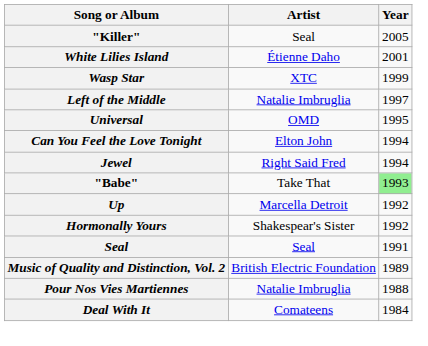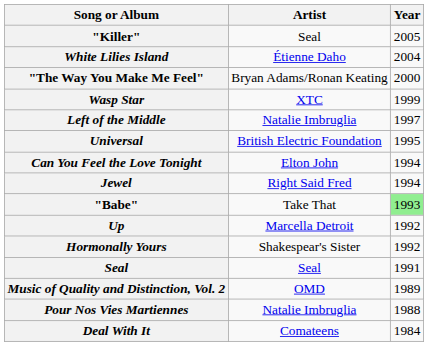(395, 57) 2001 -> (407, 57) 2004
+ row: (116, 78)
(304, 120) OMD -> (309, 141) British Electric Foundation
(304, 267) British Electric Foundation -> (309, 288) OMD
